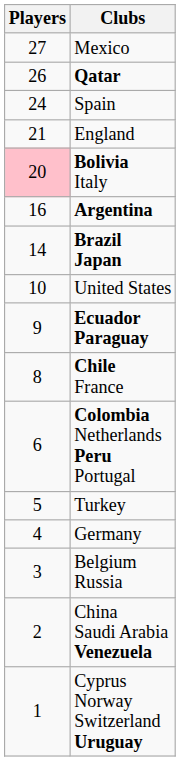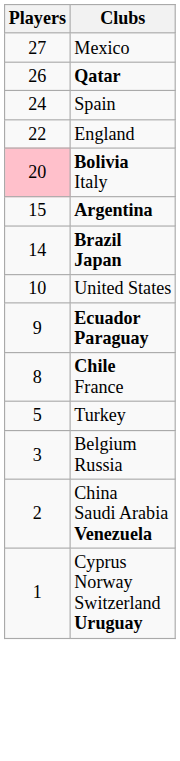(37, 133) 21 -> (37, 133) 22
(37, 211) 16 -> (37, 211) 15
- row: (118, 446)
- row: (108, 533)
